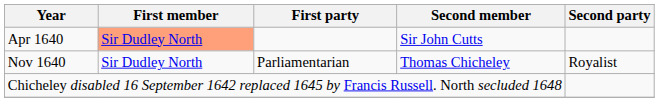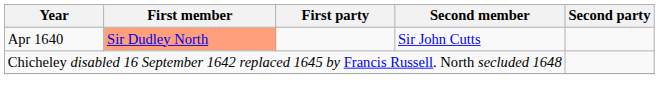- row: (37, 62)
